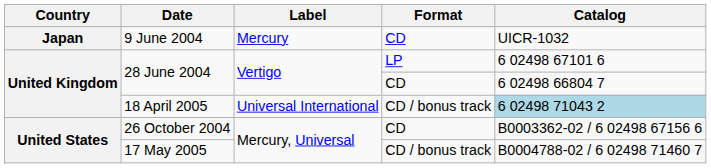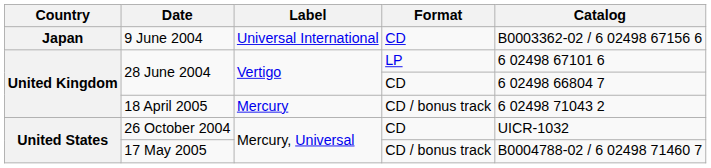(263, 38) Mercury -> (308, 38) Universal International
(533, 38) UICR-1032 -> (600, 38) B0003362-02 / 6 02498 67156 6
(308, 106) Universal International -> (263, 106) Mercury
(551, 106) lightblue background -> (551, 106) no background
(600, 128) B0003362-02 / 6 02498 67156 6 -> (533, 128) UICR-1032
